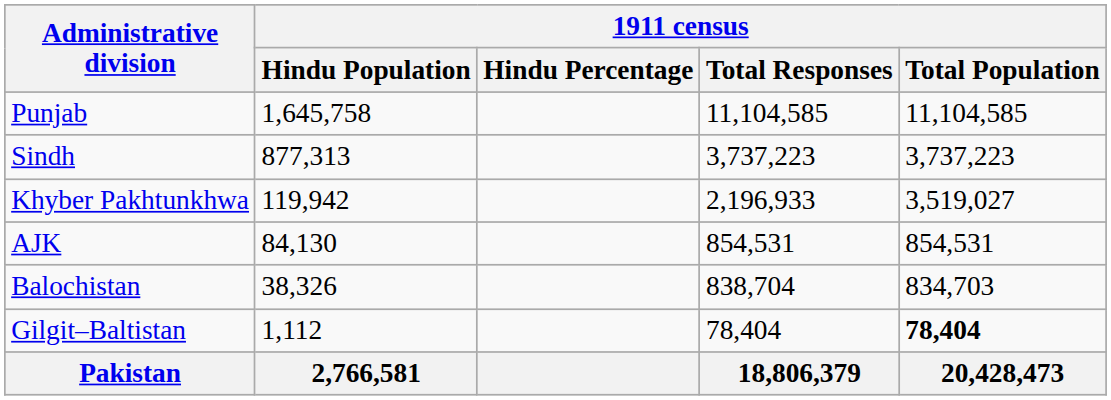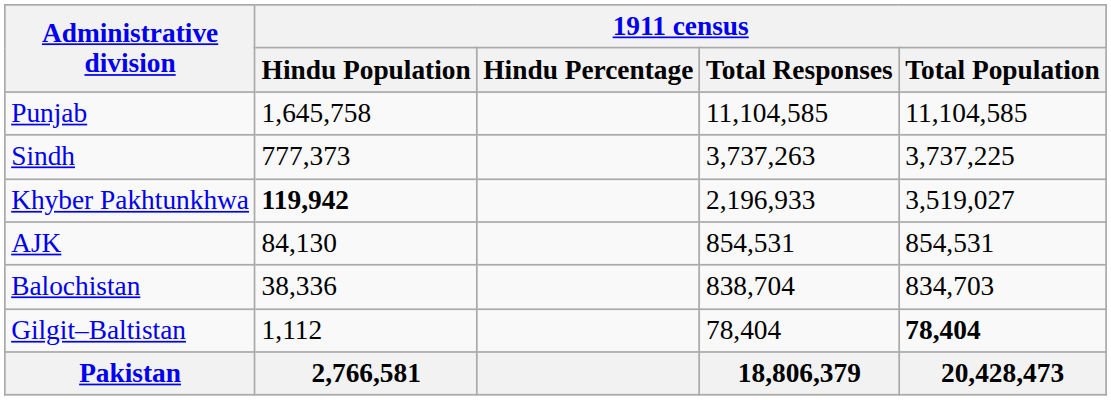(306, 156) 877,313 -> (306, 156) 777,373
(761, 156) 3,737,223 -> (761, 156) 3,737,263
(960, 156) 3,737,223 -> (960, 156) 3,737,225
(306, 199) normal -> (305, 199) bold
(299, 286) 38,326 -> (299, 286) 38,336
